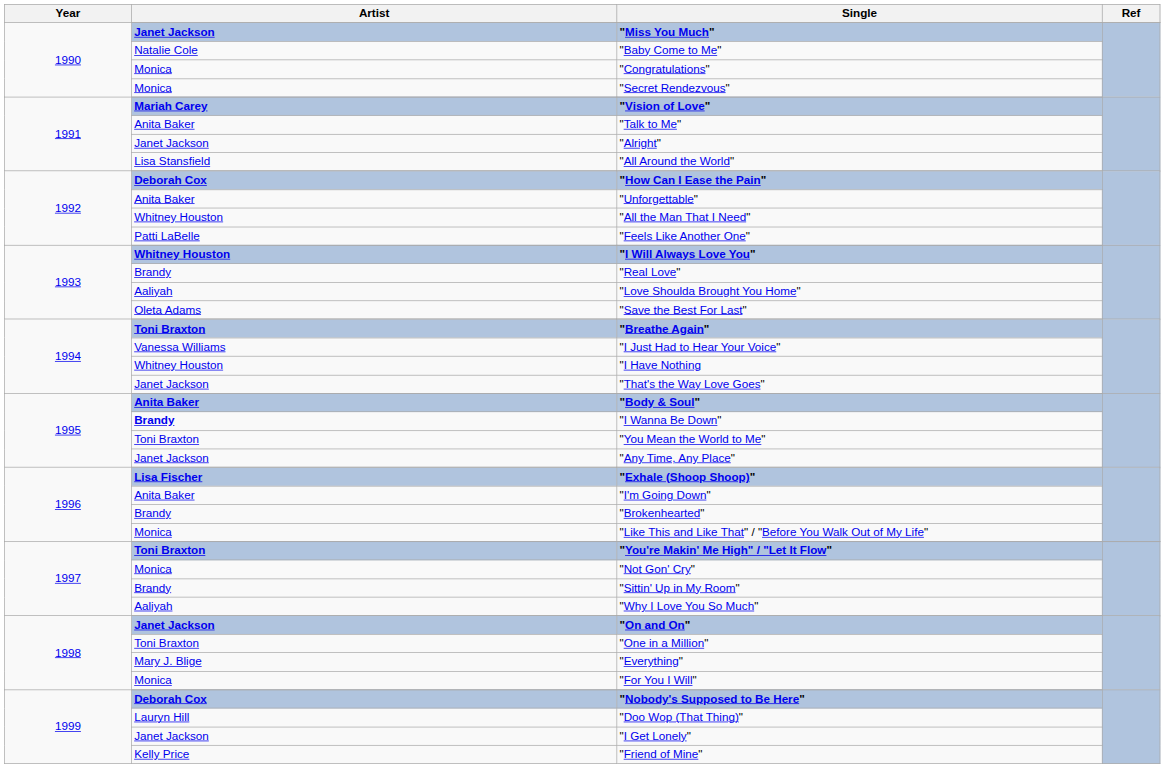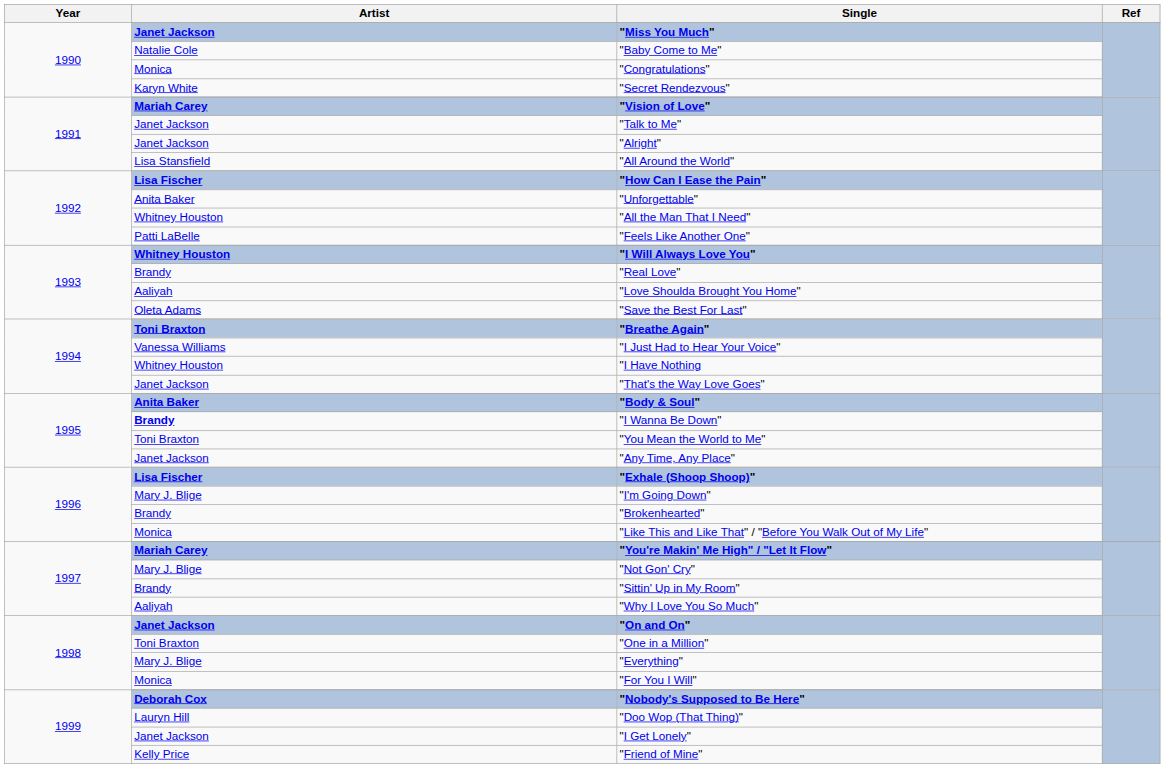(153, 87) Monica -> (166, 87) Karyn White
(164, 124) Anita Baker -> (172, 124) Janet Jackson
(171, 180) Deborah Cox -> (168, 180) Lisa Fischer
(164, 495) Anita Baker -> (168, 495) Mary J. Blige
(170, 550) Toni Braxton -> (171, 550) Mariah Carey
(153, 569) Monica -> (168, 569) Mary J. Blige
